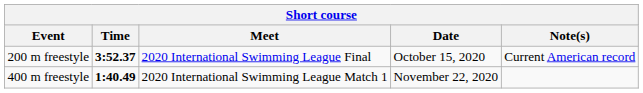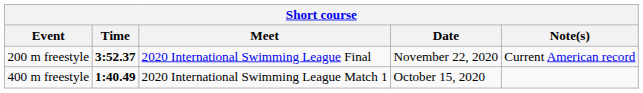(439, 56) October 15, 2020 -> (446, 56) November 22, 2020
(446, 77) November 22, 2020 -> (439, 77) October 15, 2020
